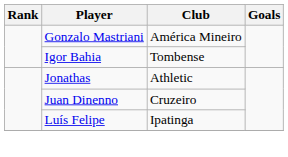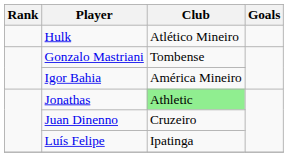+ row: (58, 36)
(196, 36) América Mineiro -> (177, 57) Tombense
(177, 57) Tombense -> (196, 78) América Mineiro
(171, 78) no background -> (171, 99) lightgreen background
